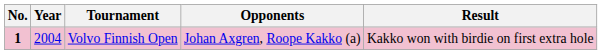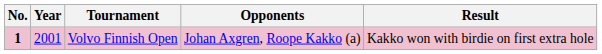(48, 38) 2004 -> (48, 38) 2001
